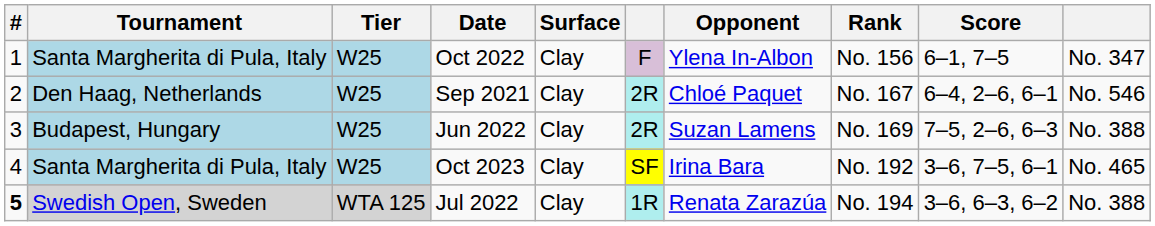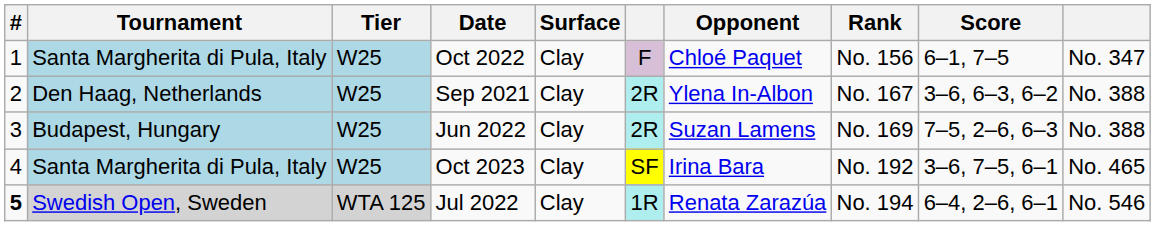(741, 58) Ylena In-Albon -> (735, 58) Chloé Paquet
(735, 94) Chloé Paquet -> (741, 94) Ylena In-Albon
(991, 94) 6–4, 2–6, 6–1 -> (991, 94) 3–6, 6–3, 6–2
(1107, 94) No. 546 -> (1107, 94) No. 388
(991, 202) 3–6, 6–3, 6–2 -> (991, 202) 6–4, 2–6, 6–1
(1107, 202) No. 388 -> (1107, 202) No. 546
